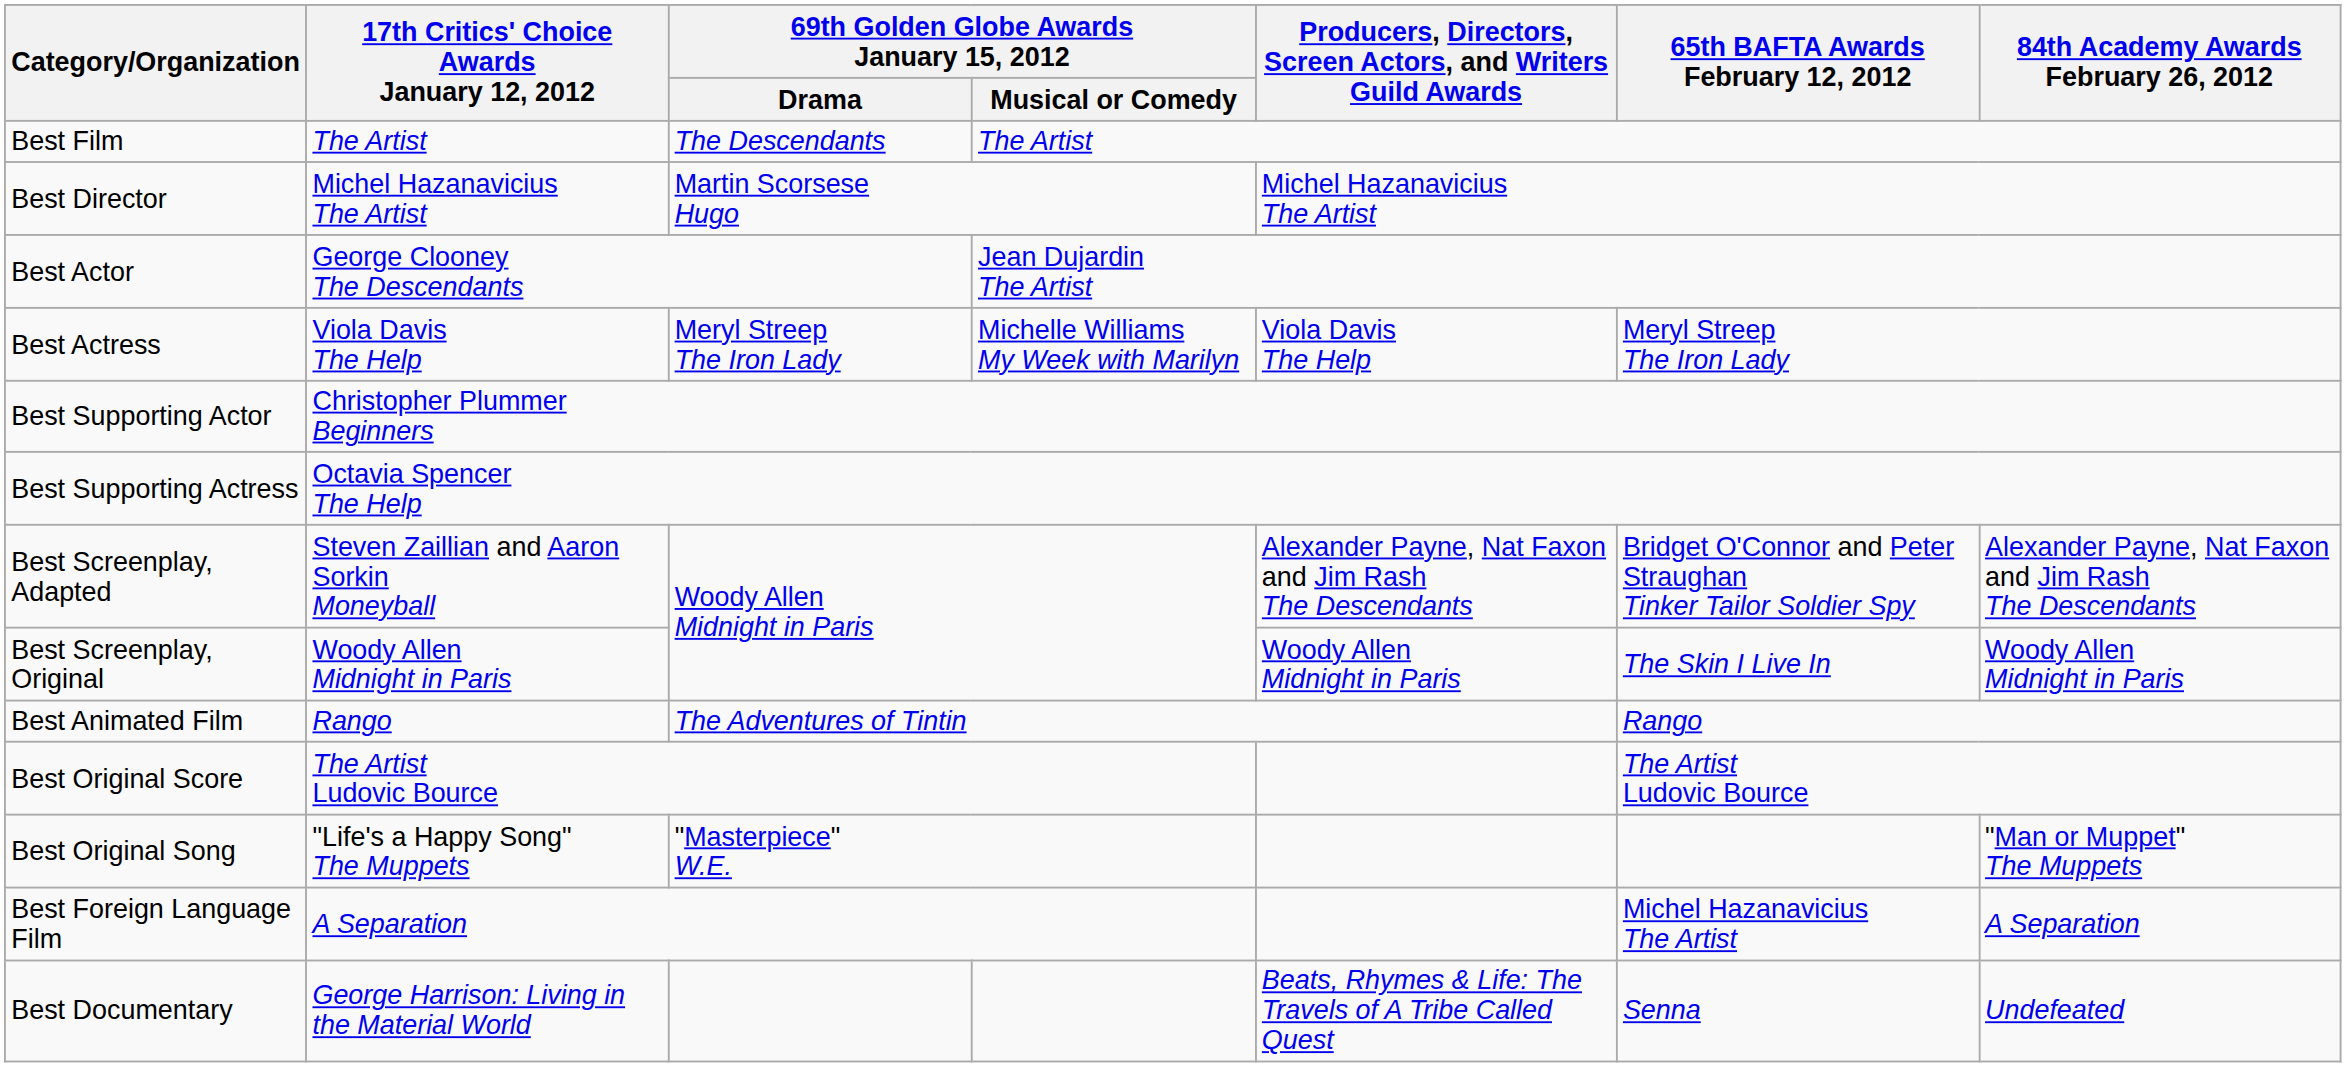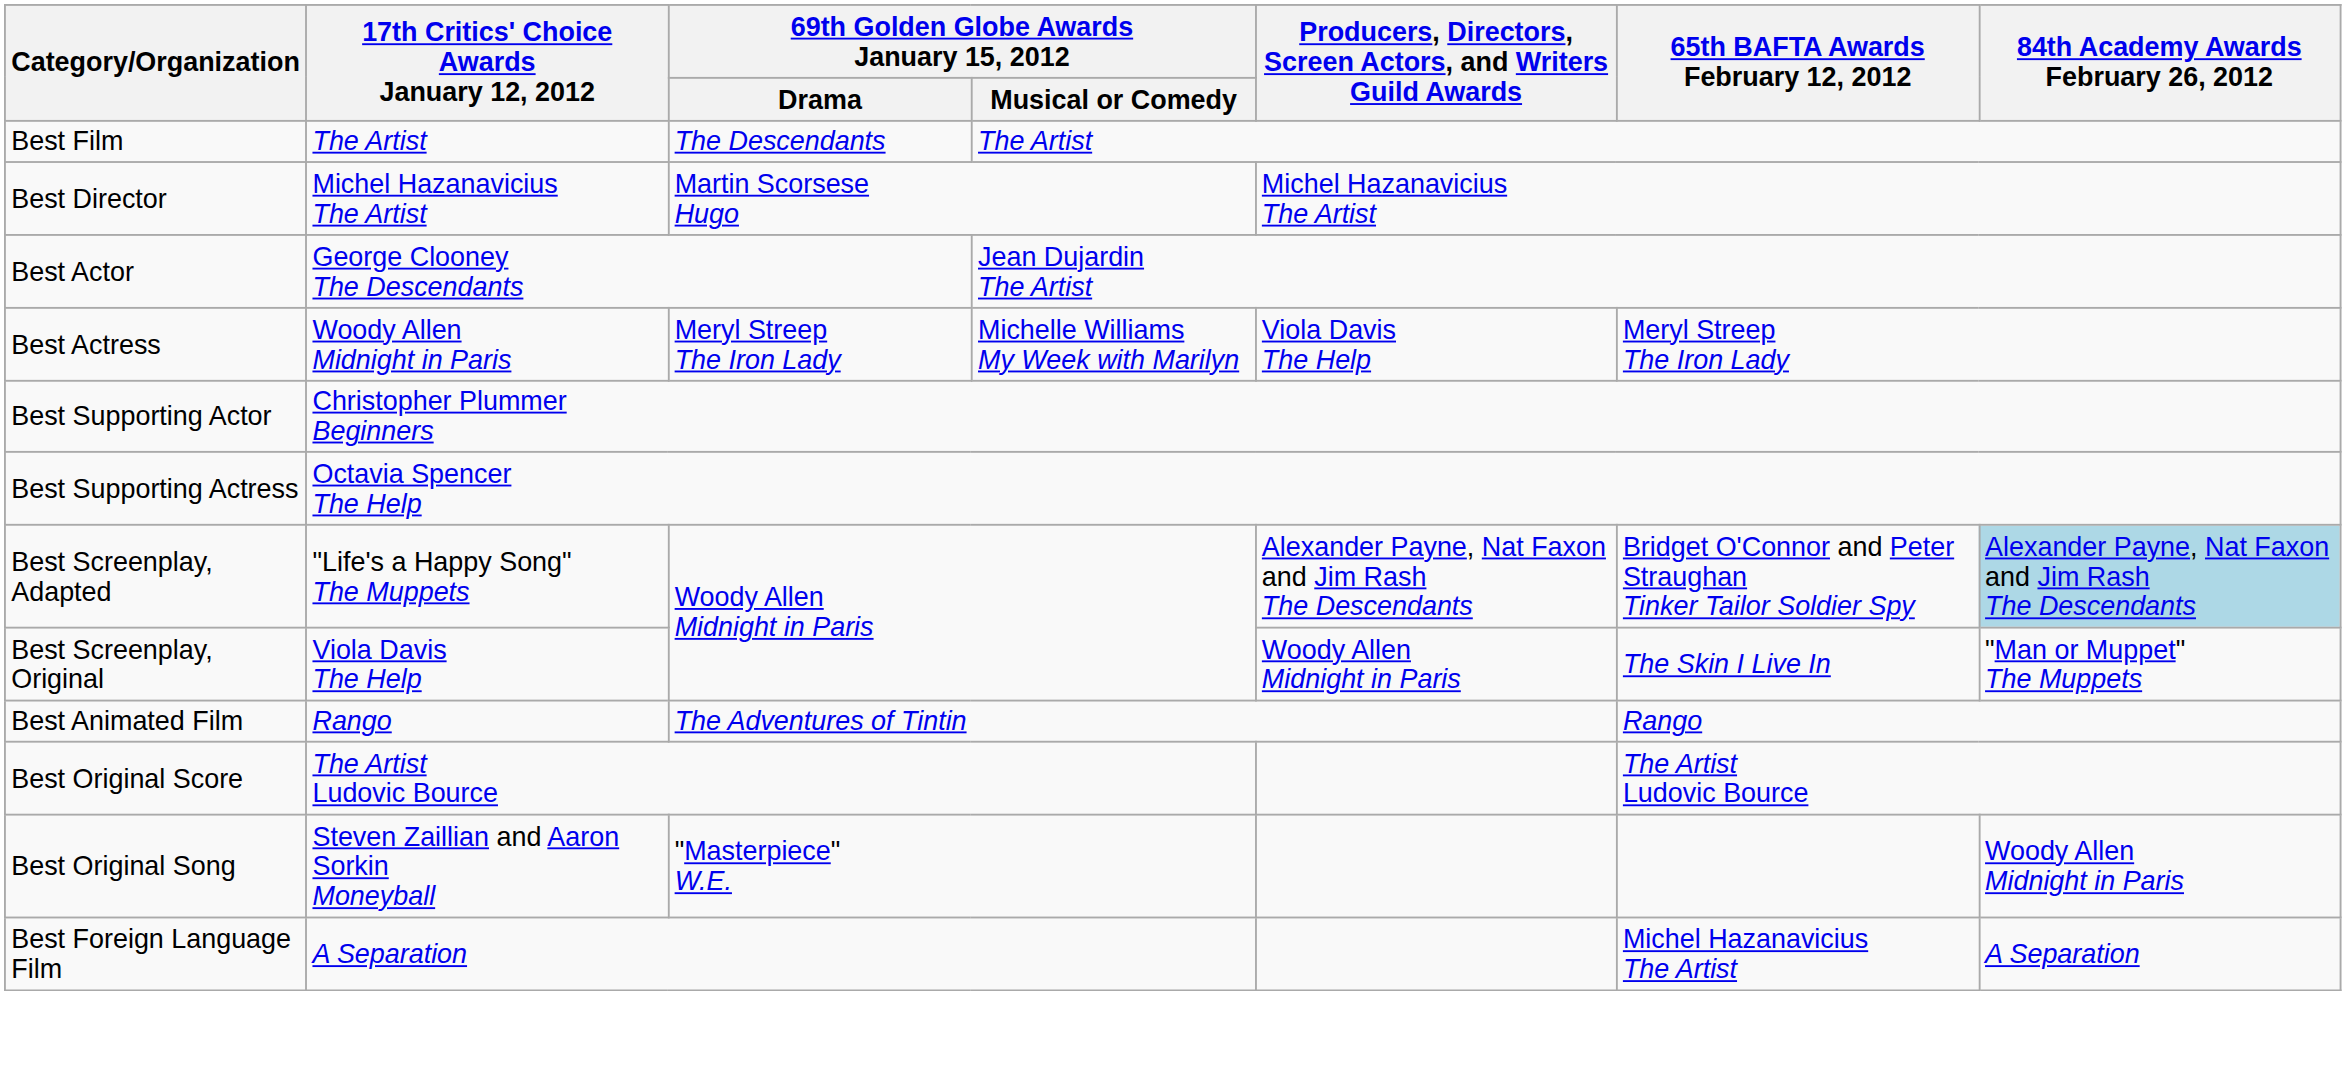(380, 344) Viola Davis The Help -> (412, 344) Woody Allen Midnight in Paris
(466, 576) Steven Zaillian and Aaron Sorkin Moneyball -> (442, 576) "Life's a Happy Song" The Muppets
(2157, 576) no background -> (2157, 576) lightblue background
(412, 664) Woody Allen Midnight in Paris -> (380, 664) Viola Davis The Help
(2085, 664) Woody Allen Midnight in Paris -> (2085, 664) "Man or Muppet" The Muppets
(442, 851) "Life's a Happy Song" The Muppets -> (466, 866) Steven Zaillian and Aaron Sorkin Moneyball
(2085, 851) "Man or Muppet" The Muppets -> (2085, 866) Woody Allen Midnight in Paris
- row: (122, 1011)
